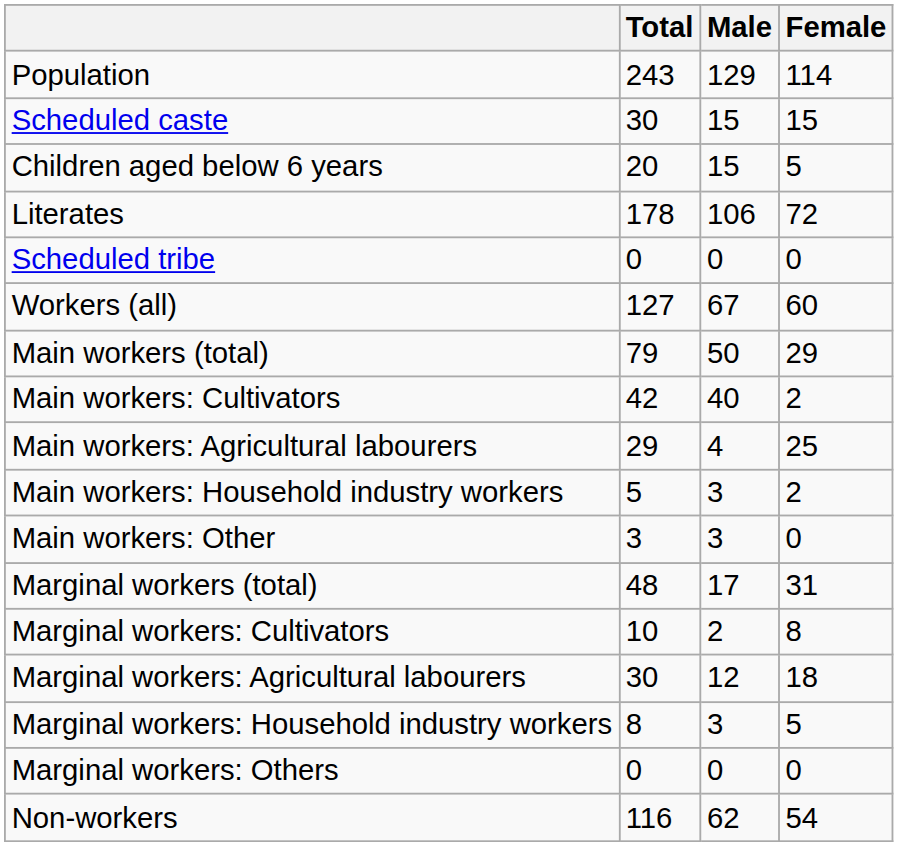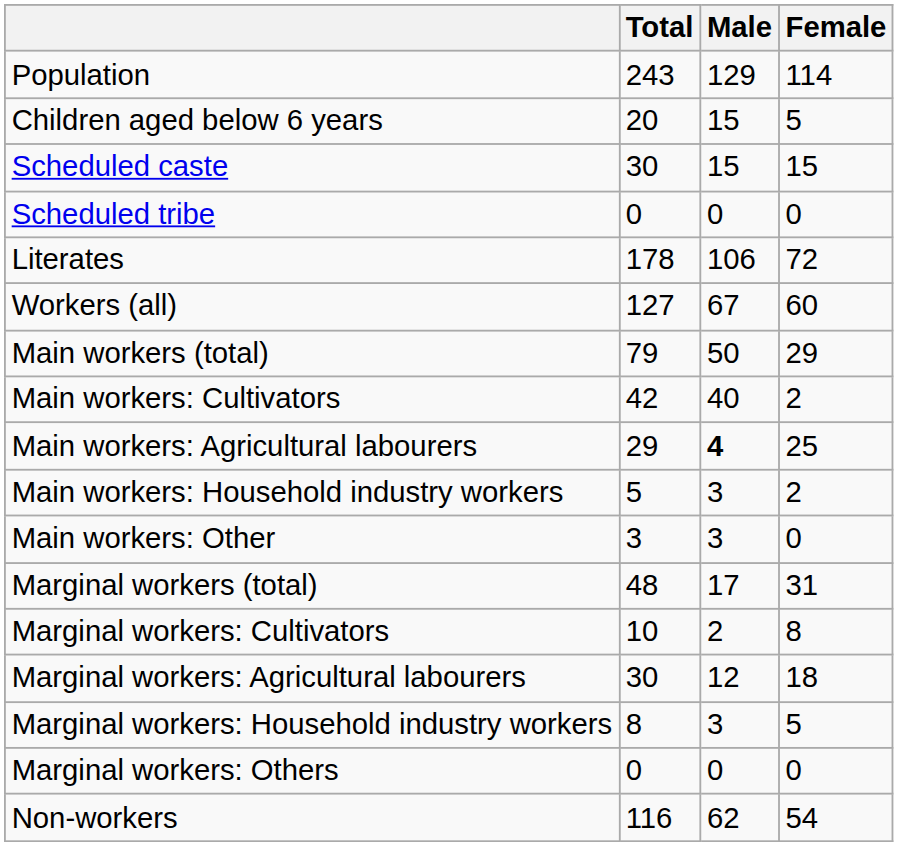rows swapped: (197, 167) <-> (120, 120)
rows swapped: (113, 259) <-> (68, 213)
(715, 445) normal -> (715, 445) bold
